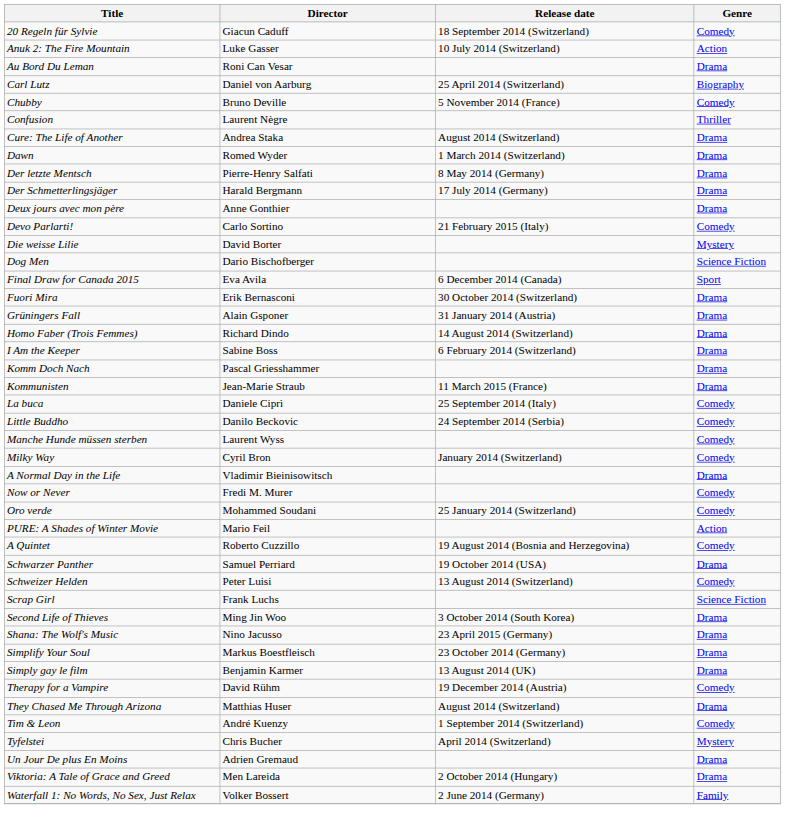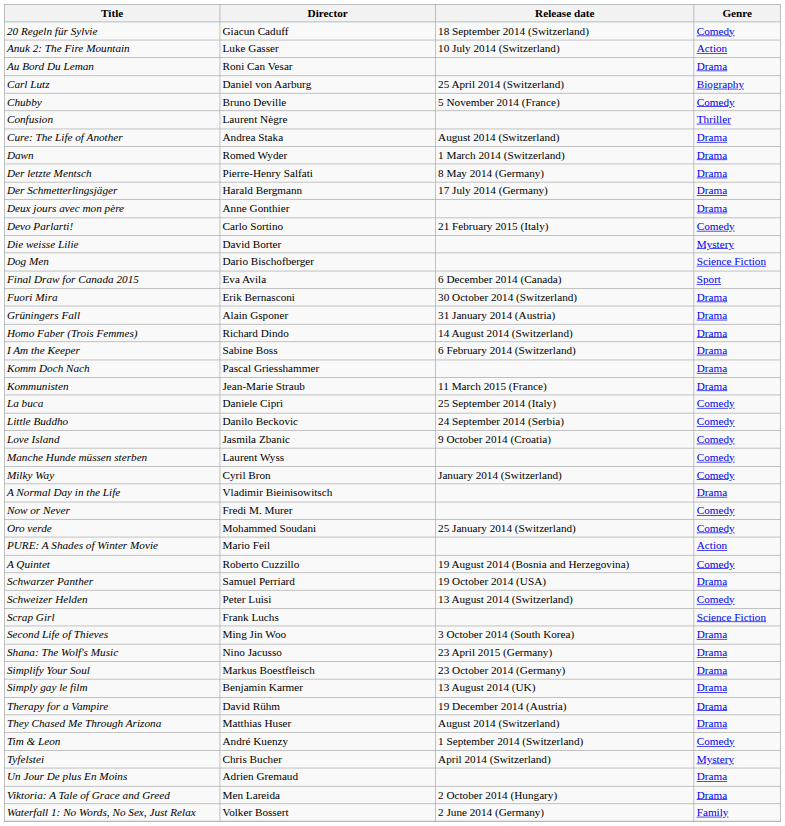+ row: (33, 439)
(716, 688) Comedy -> (712, 706) Drama
